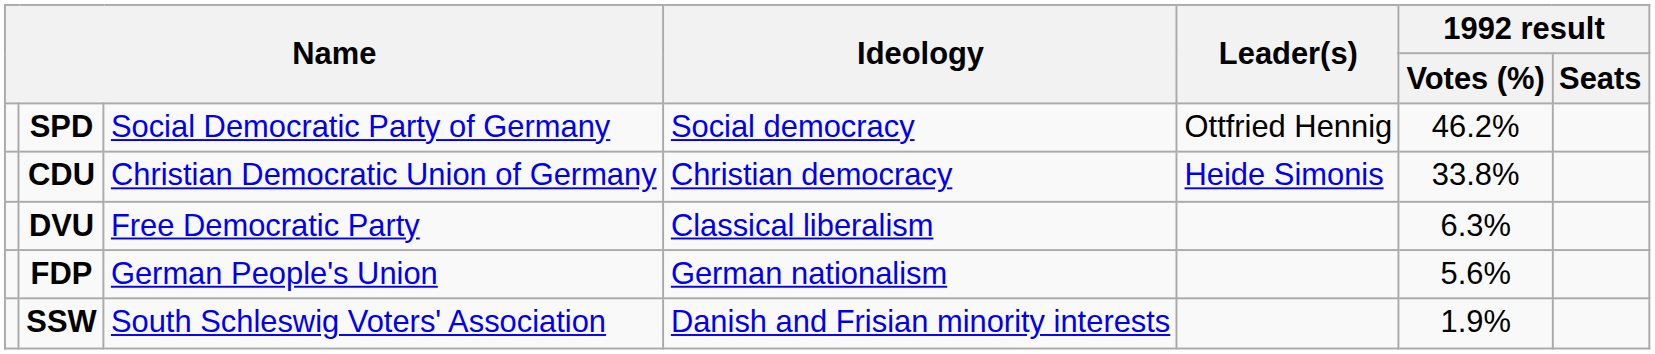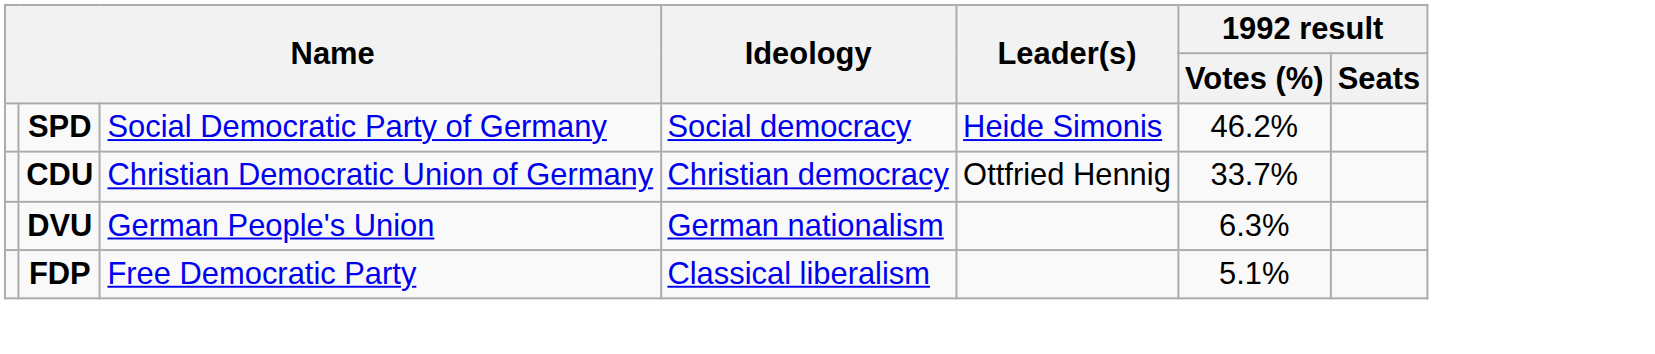(1288, 126) Ottfried Hennig -> (1063, 126) Heide Simonis
(1284, 175) Heide Simonis -> (1067, 175) Ottfried Hennig
(1476, 175) 33.8% -> (1254, 175) 33.7%
(265, 224) Free Democratic Party -> (271, 224) German People's Union
(802, 224) Classical liberalism -> (806, 224) German nationalism
(274, 273) German People's Union -> (262, 273) Free Democratic Party
(809, 273) German nationalism -> (799, 273) Classical liberalism
(1476, 273) 5.6% -> (1254, 273) 5.1%
- row: (61, 322)
